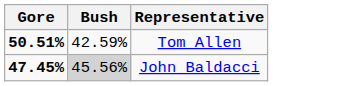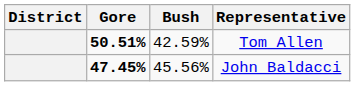+ column: (45, 17)
(99, 68) lightgrey background -> (181, 68) no background
